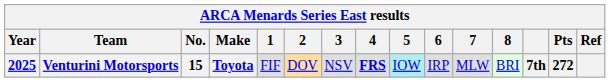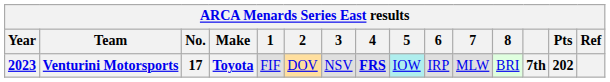(22, 65) 2025 -> (22, 65) 2023
(195, 65) 15 -> (195, 65) 17
(563, 65) 272 -> (563, 65) 202
